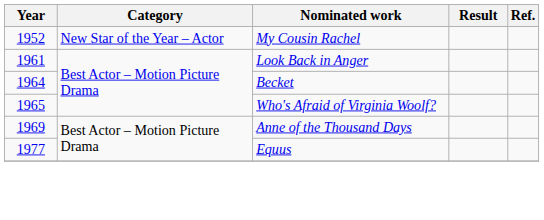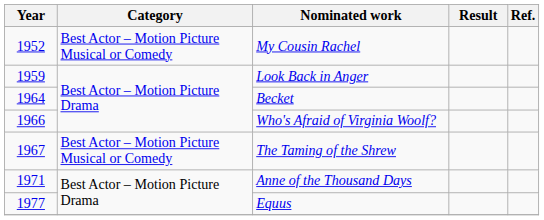(142, 37) New Star of the Year – Actor -> (140, 45) Best Actor – Motion Picture Musical or Comedy
(31, 60) 1961 -> (31, 76) 1959
(31, 104) 1965 -> (31, 120) 1966
+ row: (326, 151)
(31, 127) 1969 -> (31, 181) 1971
